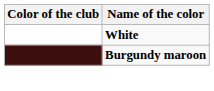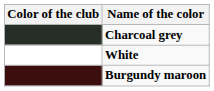+ row: (144, 34)
